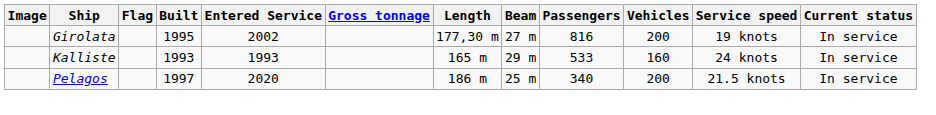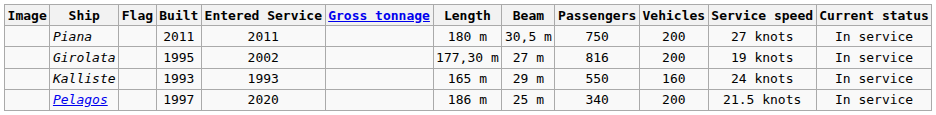+ row: (72, 36)
(582, 57) 533 -> (597, 79) 550
